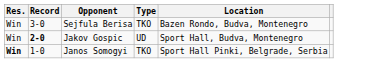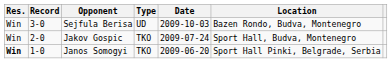+ column: (185, 11)
(144, 24) TKO -> (141, 24) UD
(37, 38) bold -> (37, 38) normal
(141, 38) UD -> (144, 38) TKO
